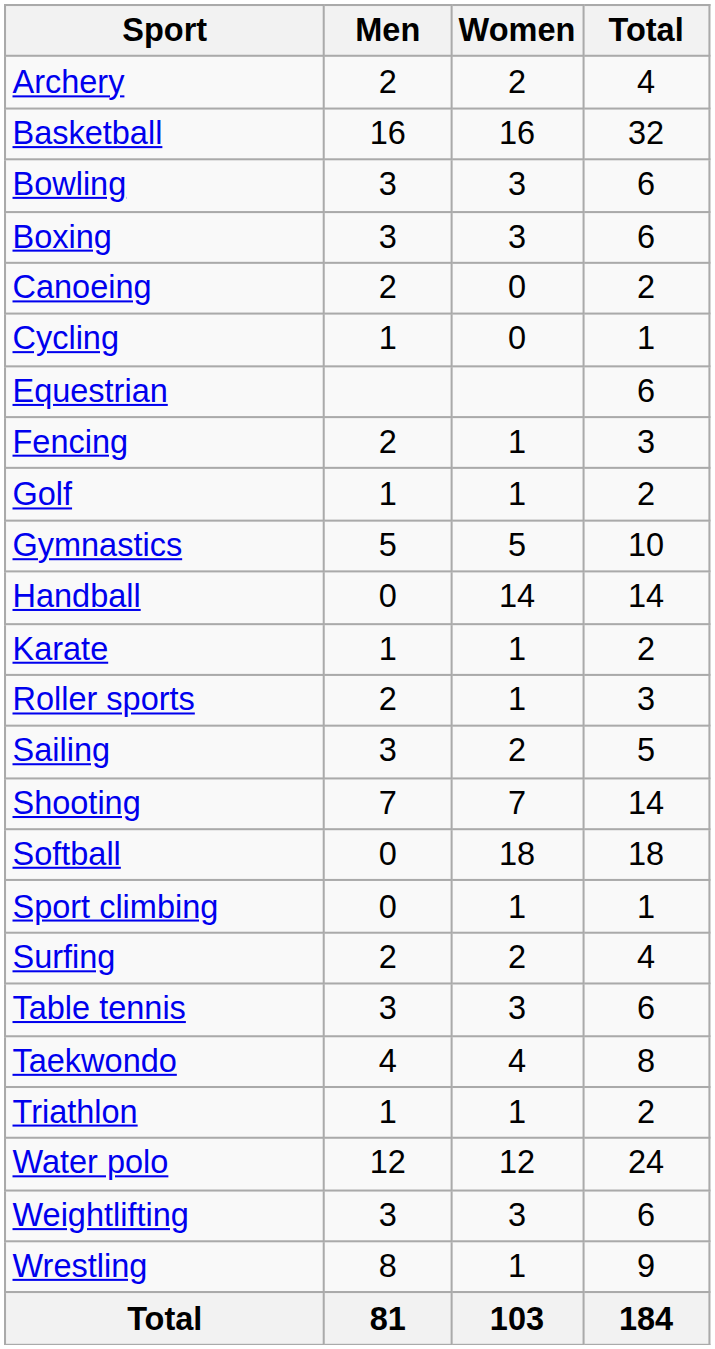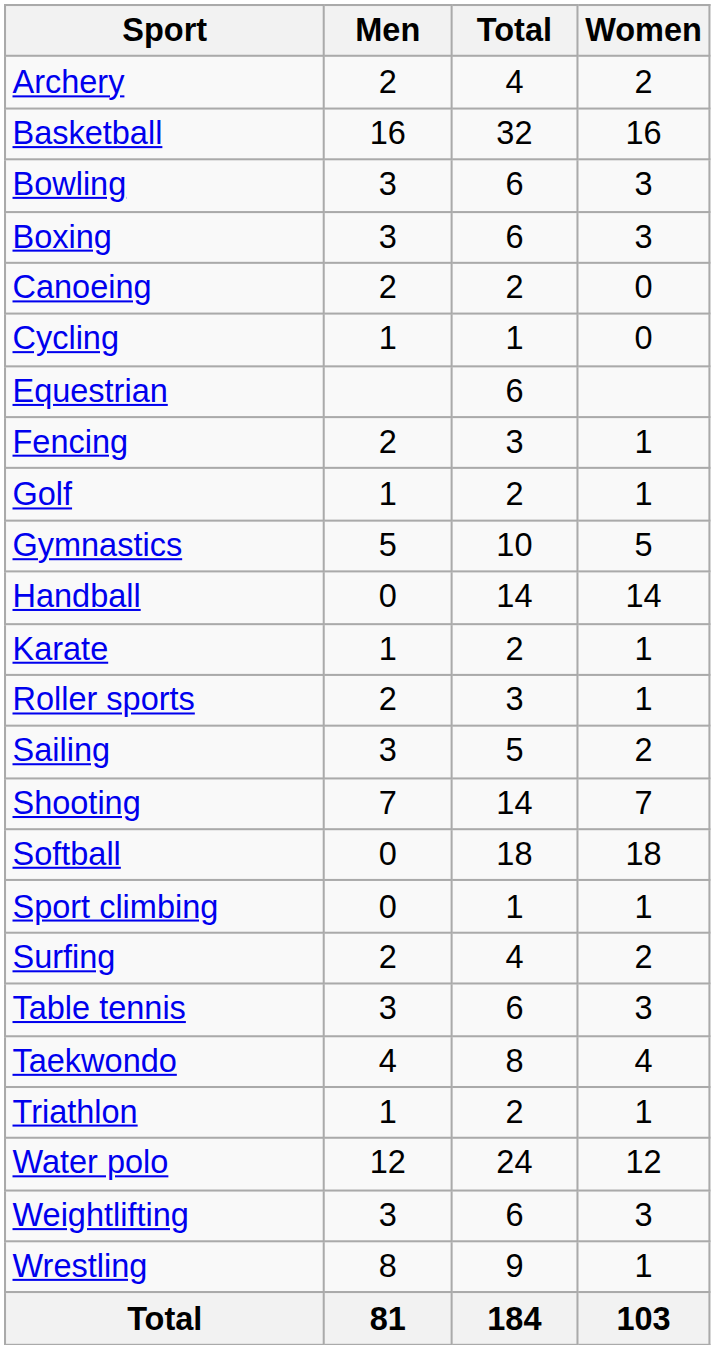columns swapped: (517, 30) <-> (646, 30)
